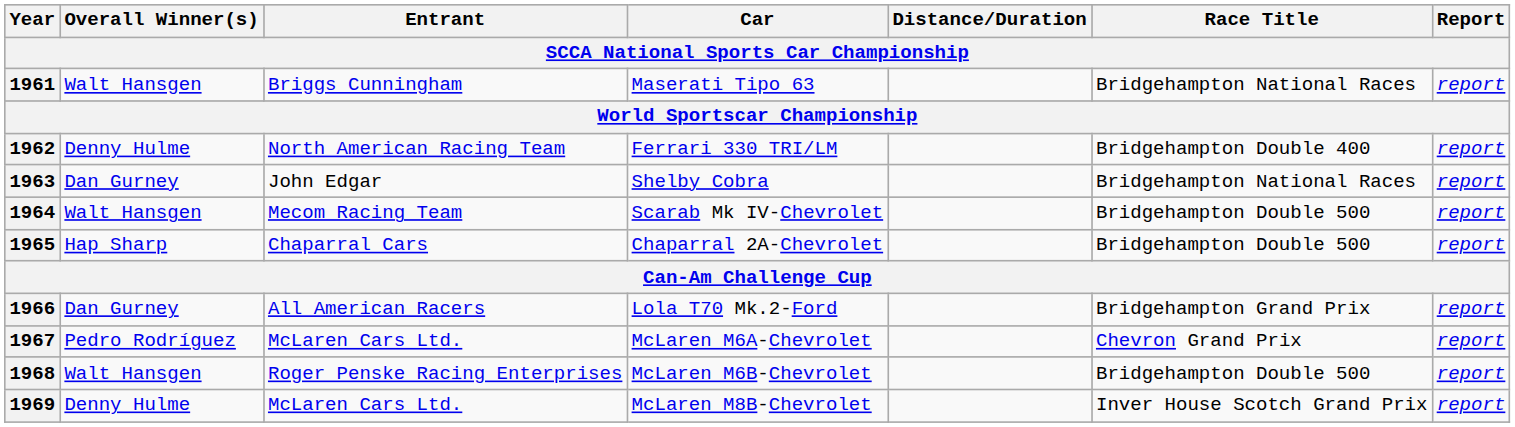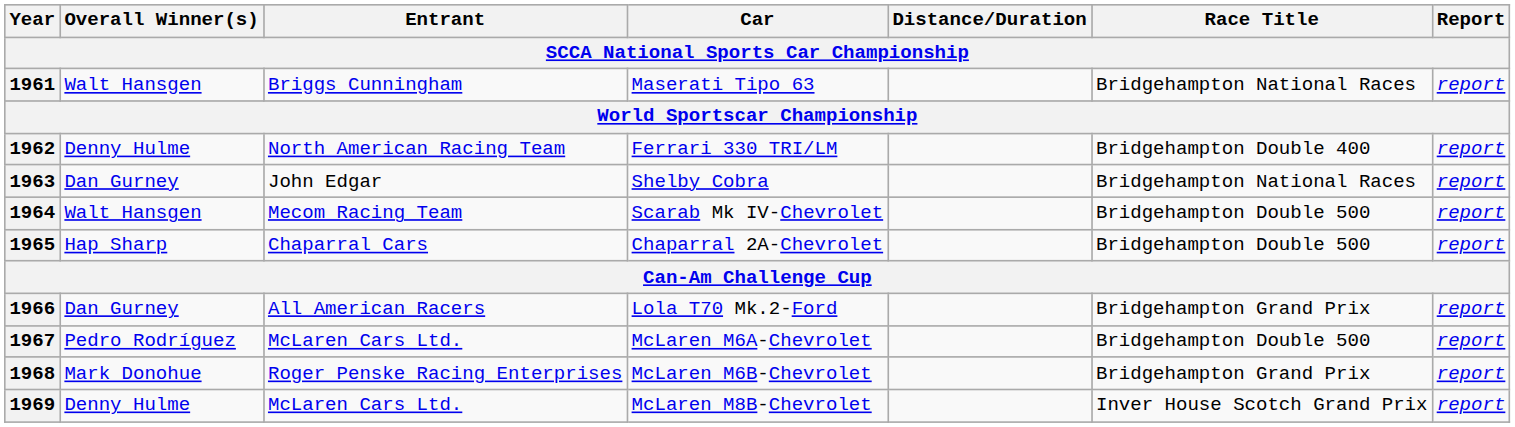(1199, 341) Chevron Grand Prix -> (1233, 341) Bridgehampton Double 500
(133, 373) Walt Hansgen -> (133, 373) Mark Donohue
(1233, 373) Bridgehampton Double 500 -> (1233, 373) Bridgehampton Grand Prix
